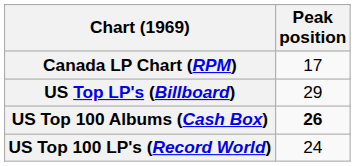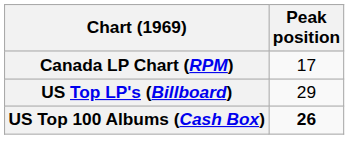- row: (140, 147)
